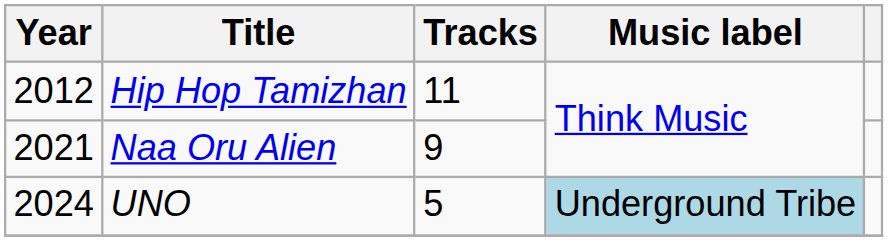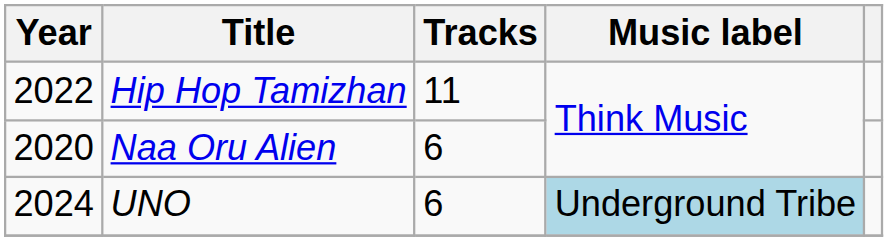(54, 90) 2012 -> (54, 90) 2022
(54, 147) 2021 -> (54, 147) 2020
(433, 147) 9 -> (433, 147) 6
(433, 205) 5 -> (433, 205) 6
